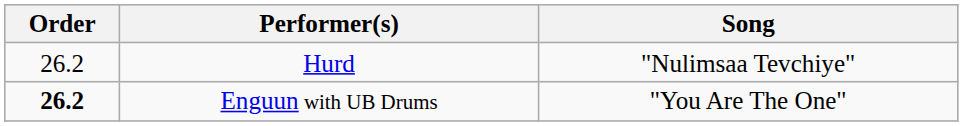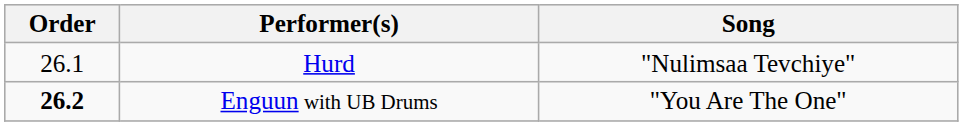(62, 62) 26.2 -> (62, 62) 26.1
